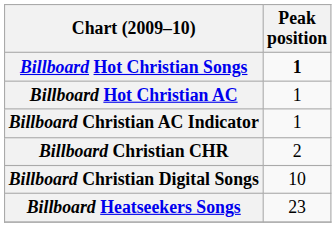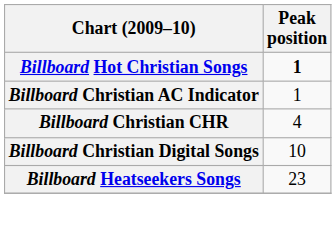- row: (134, 94)
(297, 151) 2 -> (297, 123) 4
